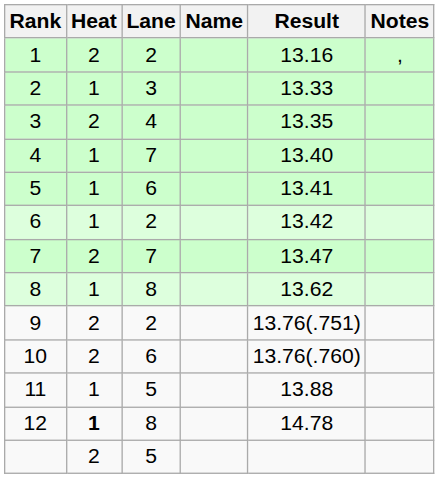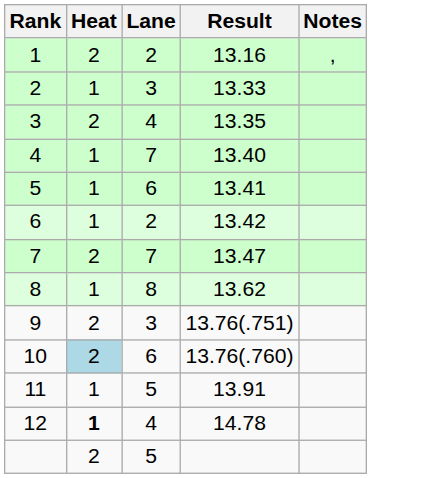- column: (214, 21)
(151, 322) 2 -> (151, 322) 3
(94, 356) no background -> (94, 356) lightblue background
(307, 389) 13.88 -> (239, 389) 13.91
(151, 423) 8 -> (151, 423) 4
